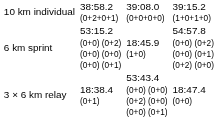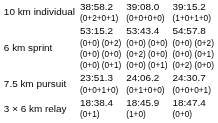(143, 48) 18:45.9 (1+0) -> (147, 48) 53:43.4 (0+0) (0+0) (0+2) (0+0) (0+0) (0+1)
+ row: (35, 84)
(147, 95) 53:43.4 (0+0) (0+0) (0+2) (0+0) (0+0) (0+1) -> (143, 108) 18:45.9 (1+0)
